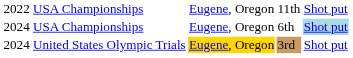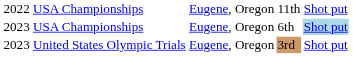(17, 26) 2024 -> (17, 26) 2023
(17, 45) 2024 -> (17, 45) 2023
(232, 45) gold background -> (232, 45) no background
